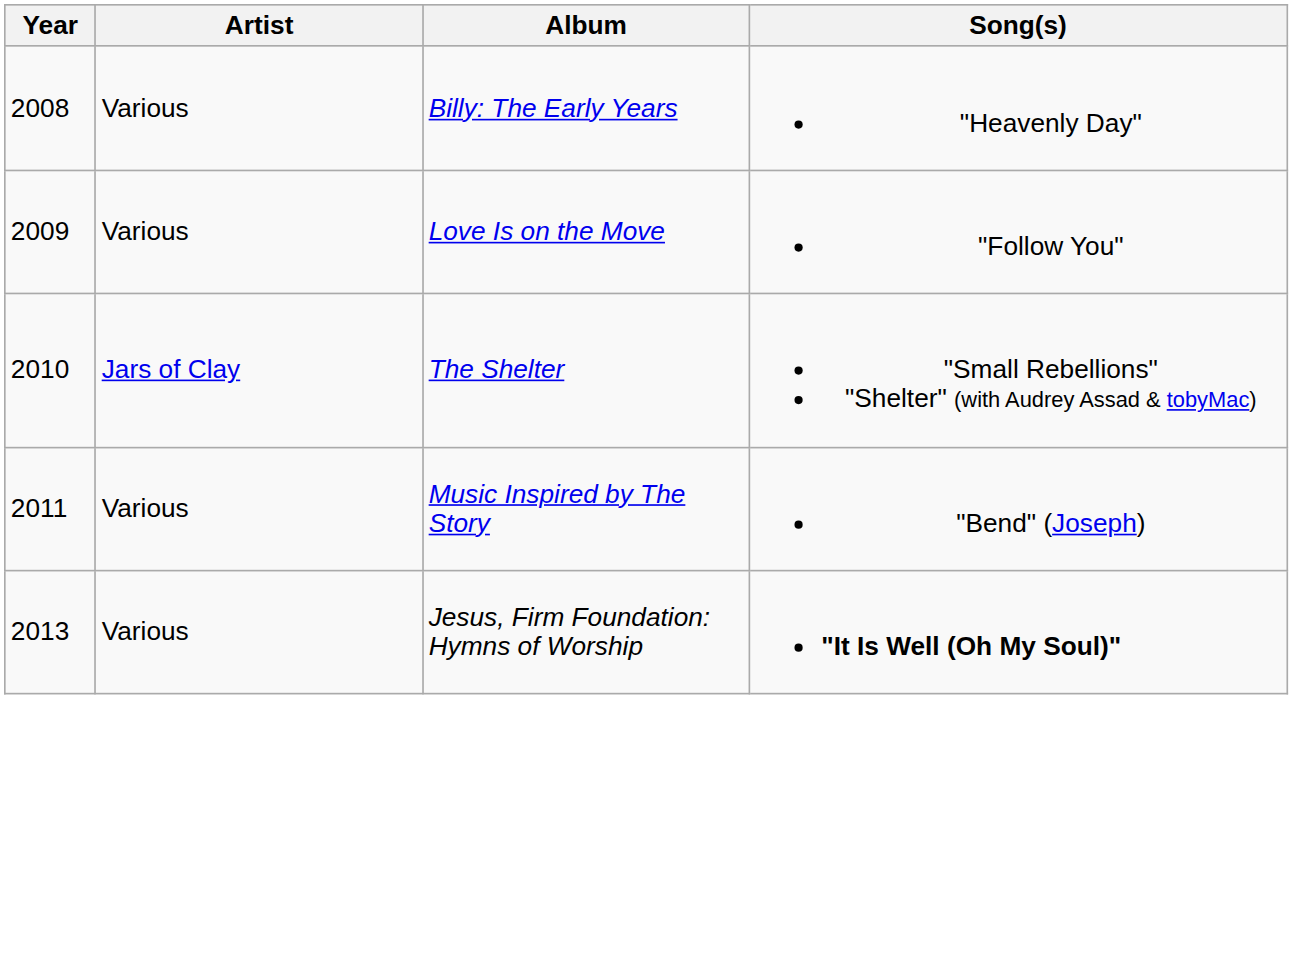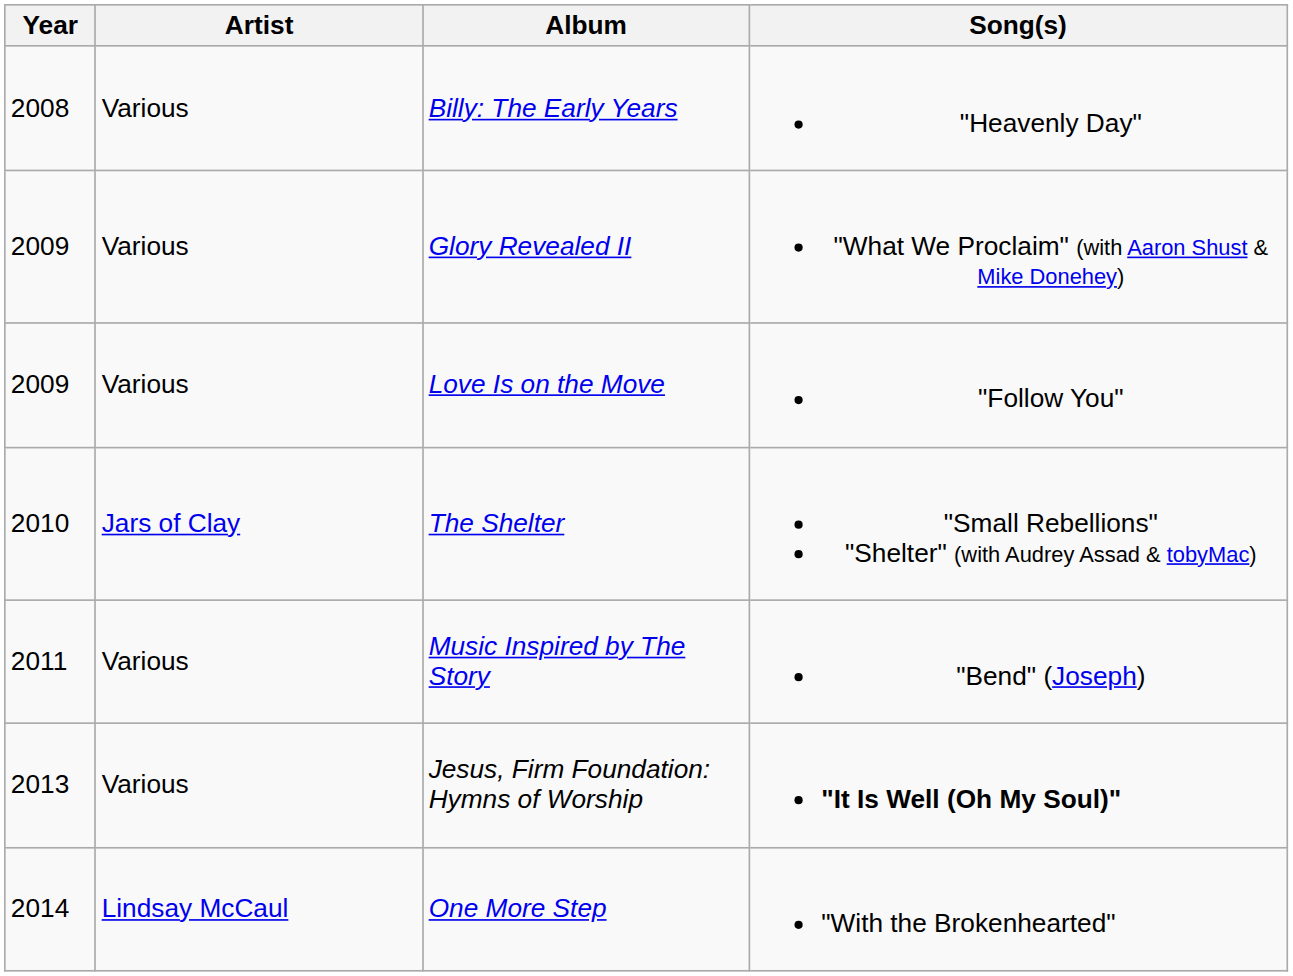+ row: (530, 246)
+ row: (518, 908)
